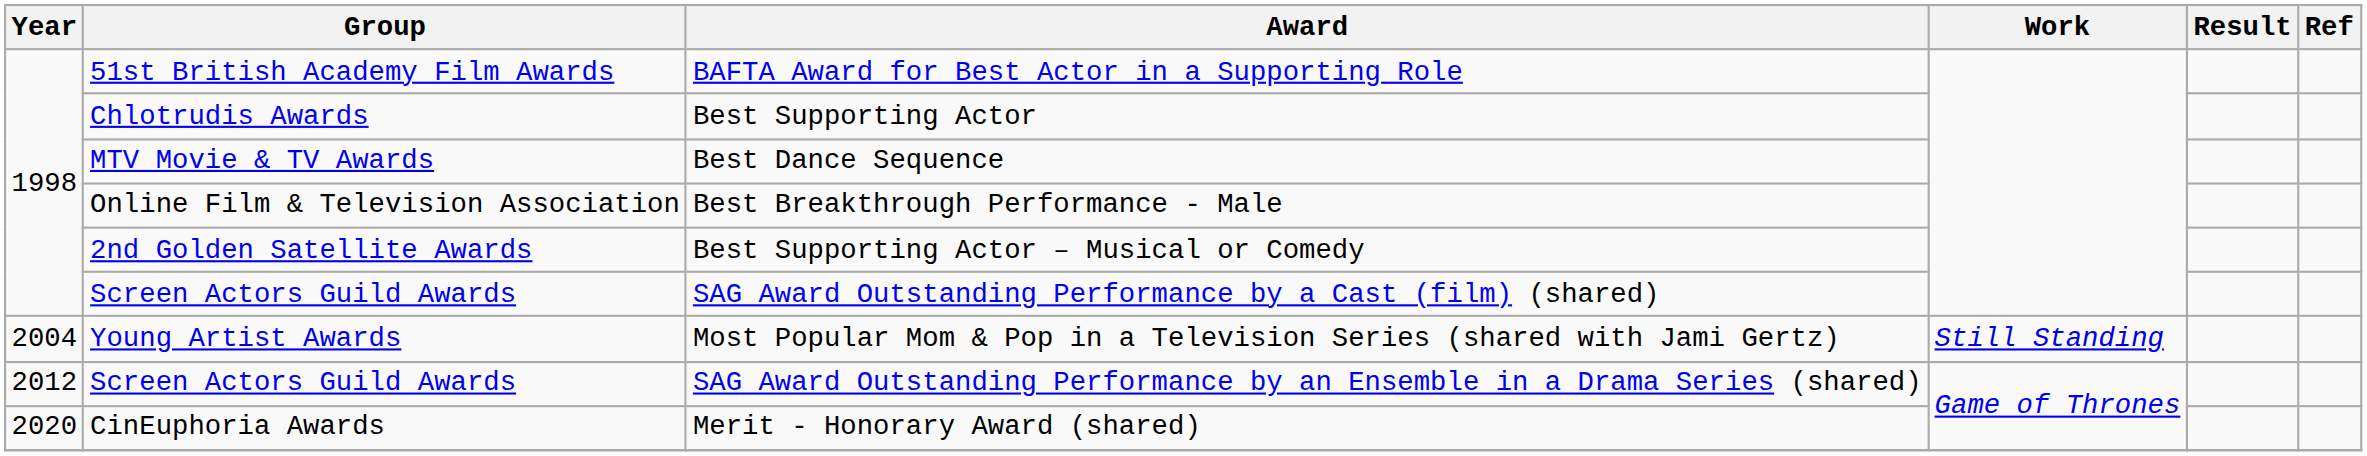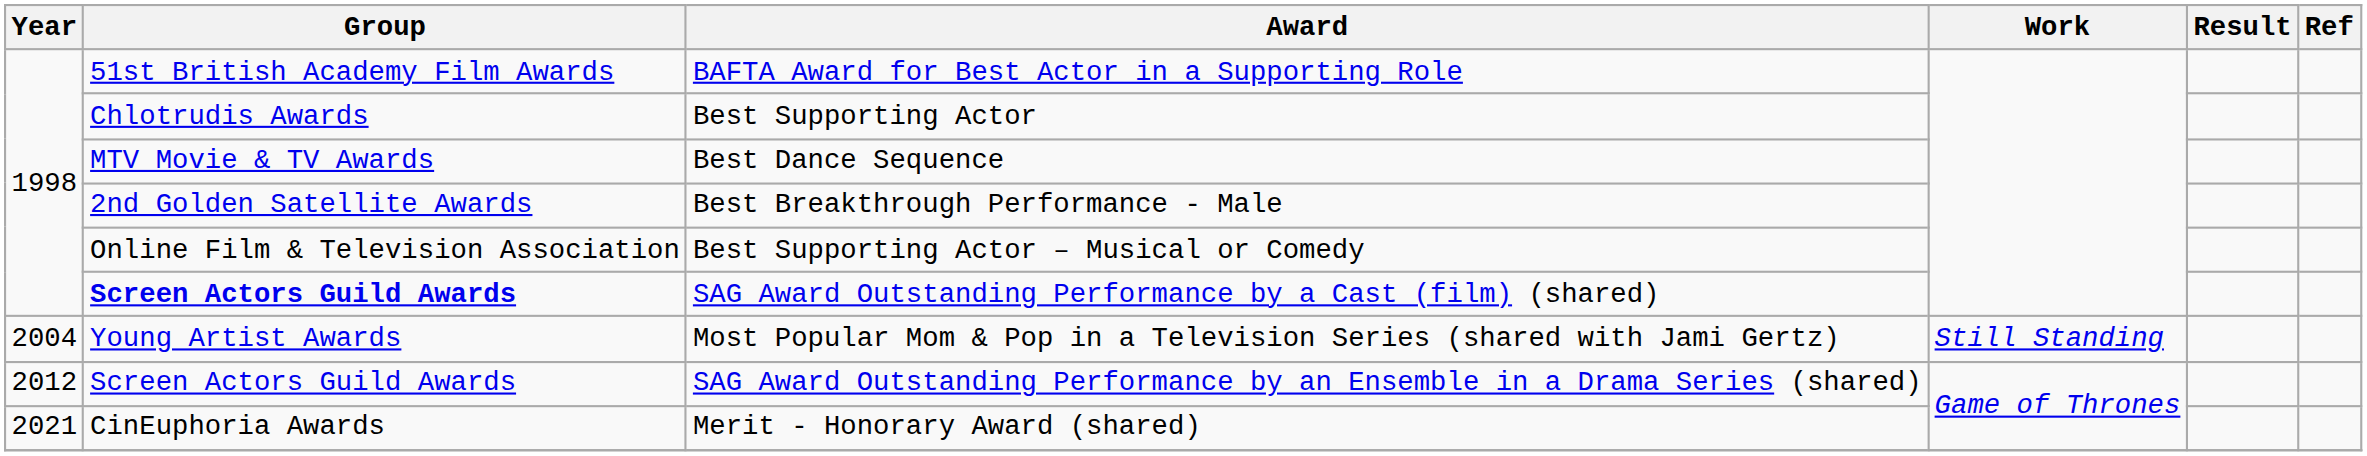(385, 205) Online Film & Television Association -> (311, 205) 2nd Golden Satellite Awards
(311, 250) 2nd Golden Satellite Awards -> (385, 250) Online Film & Television Association
(303, 294) normal -> (303, 294) bold
(44, 428) 2020 -> (44, 428) 2021
